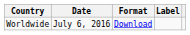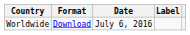columns swapped: (82, 11) <-> (133, 11)
